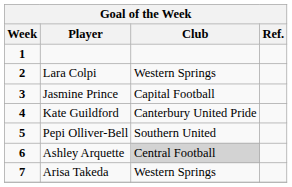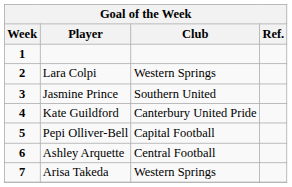(174, 93) Capital Football -> (175, 93) Southern United
(175, 133) Southern United -> (174, 133) Capital Football
(175, 152) lightgrey background -> (175, 152) no background
